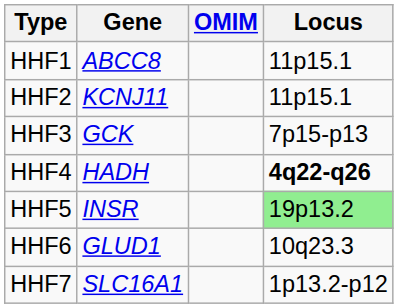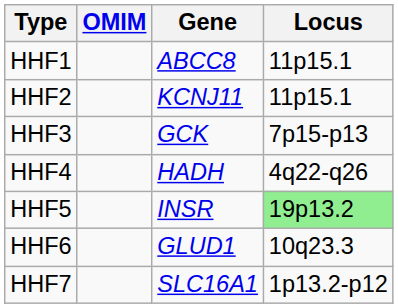columns swapped: (226, 23) <-> (133, 23)
(320, 172) bold -> (319, 172) normal
